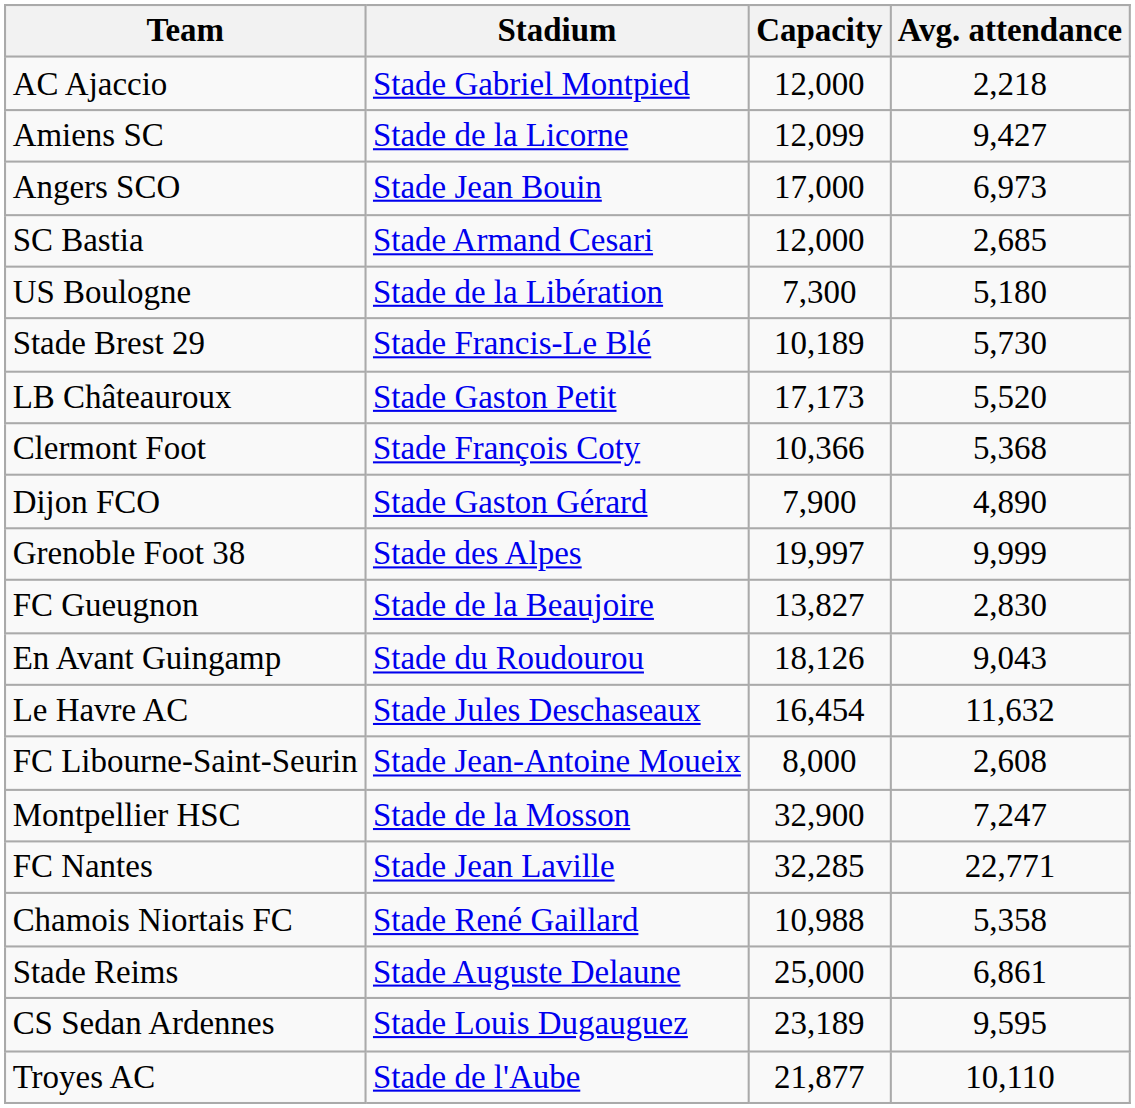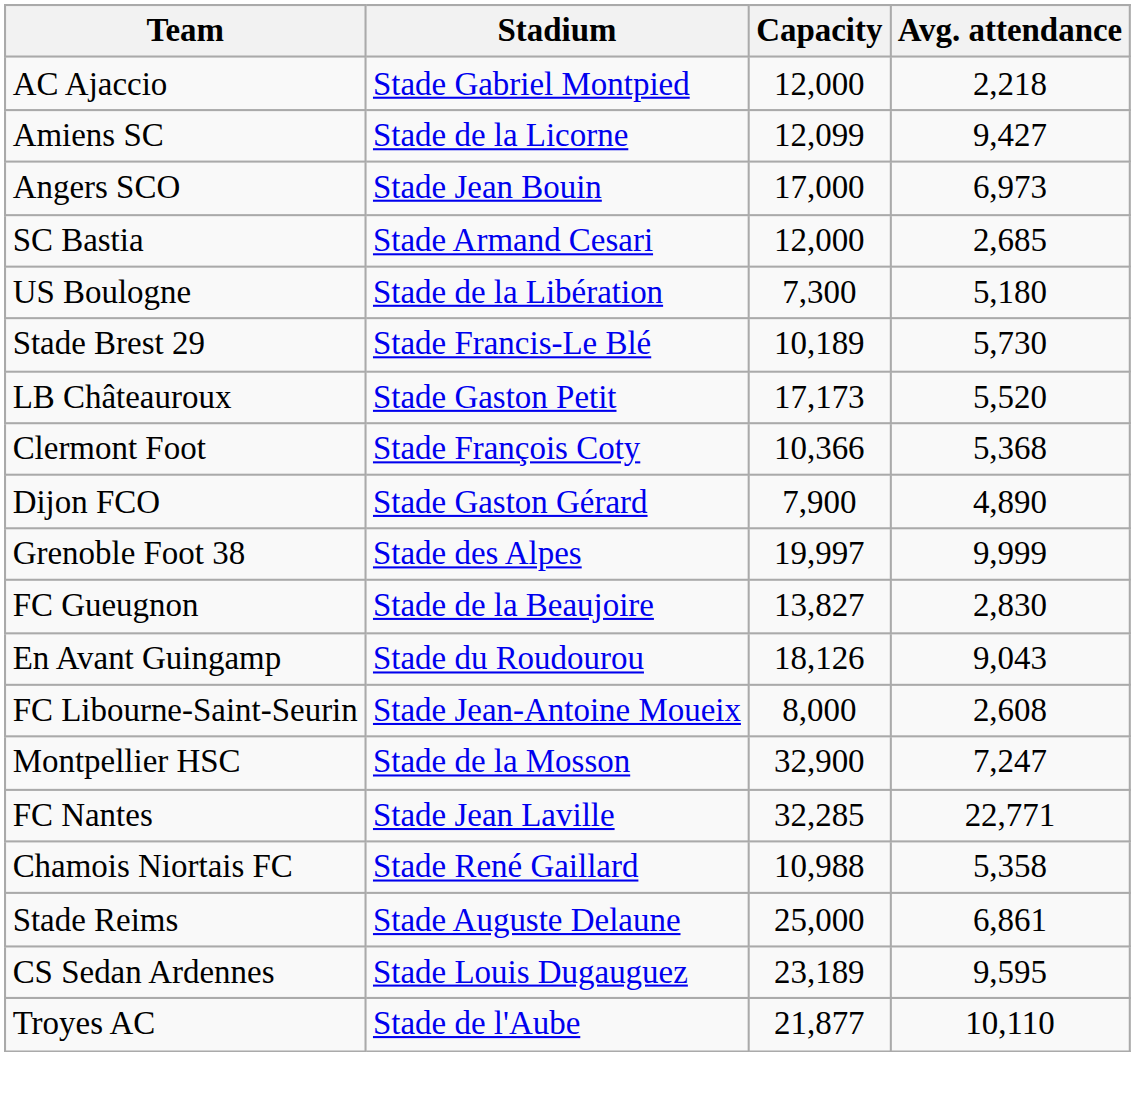- row: (100, 710)
